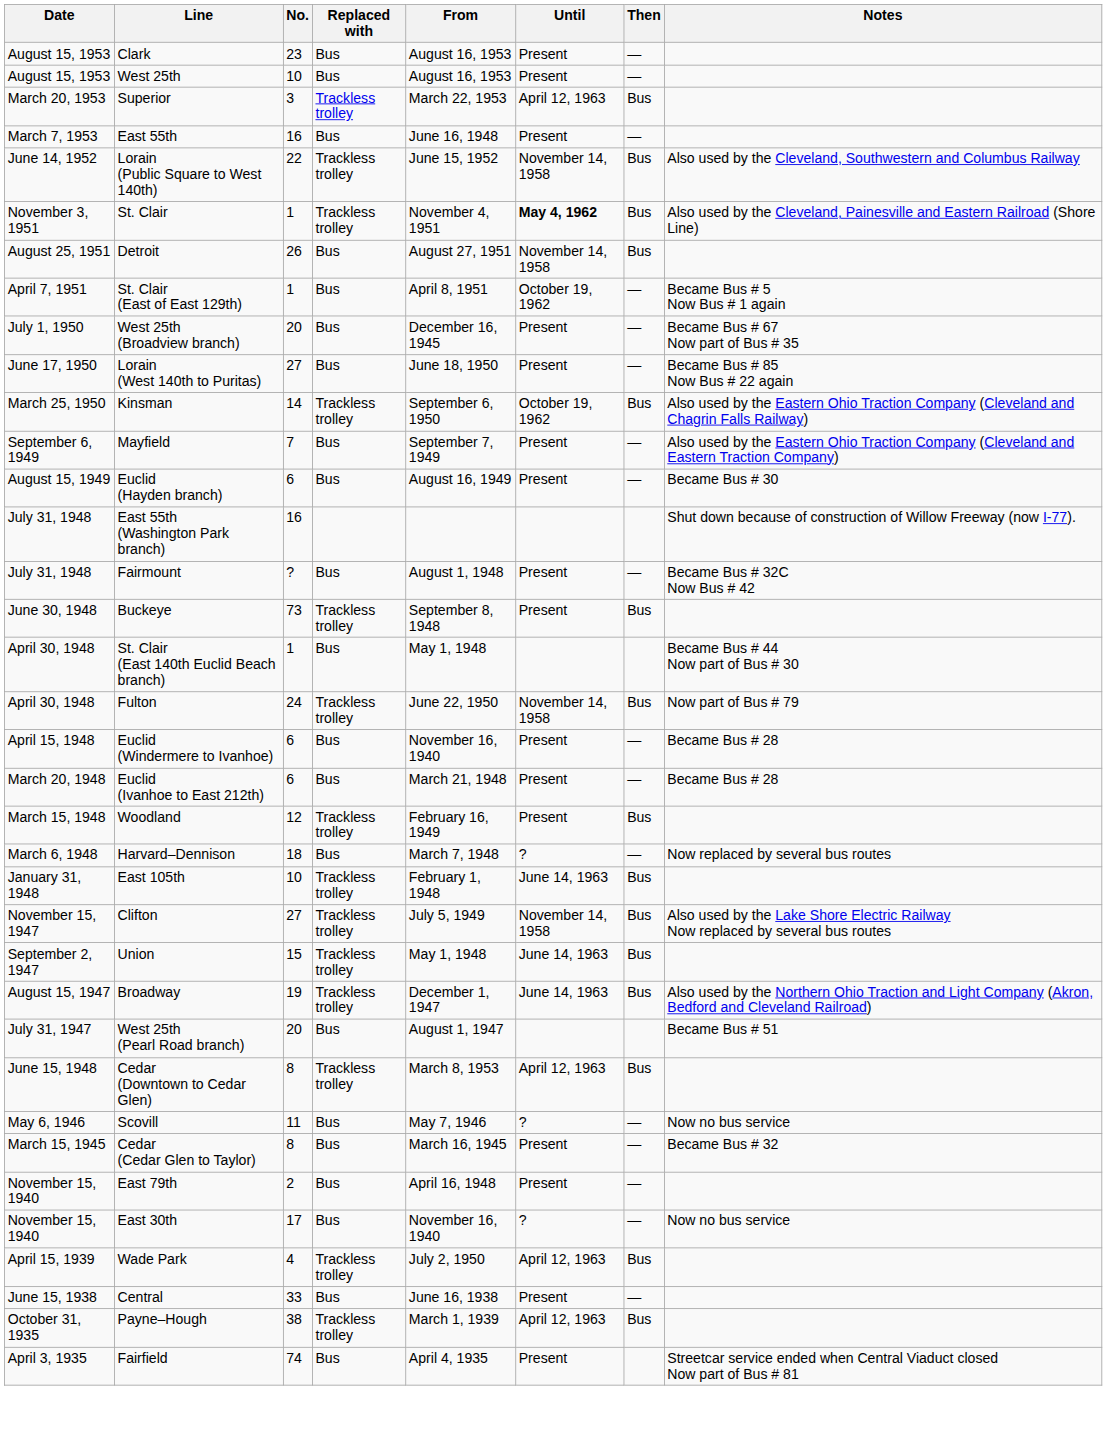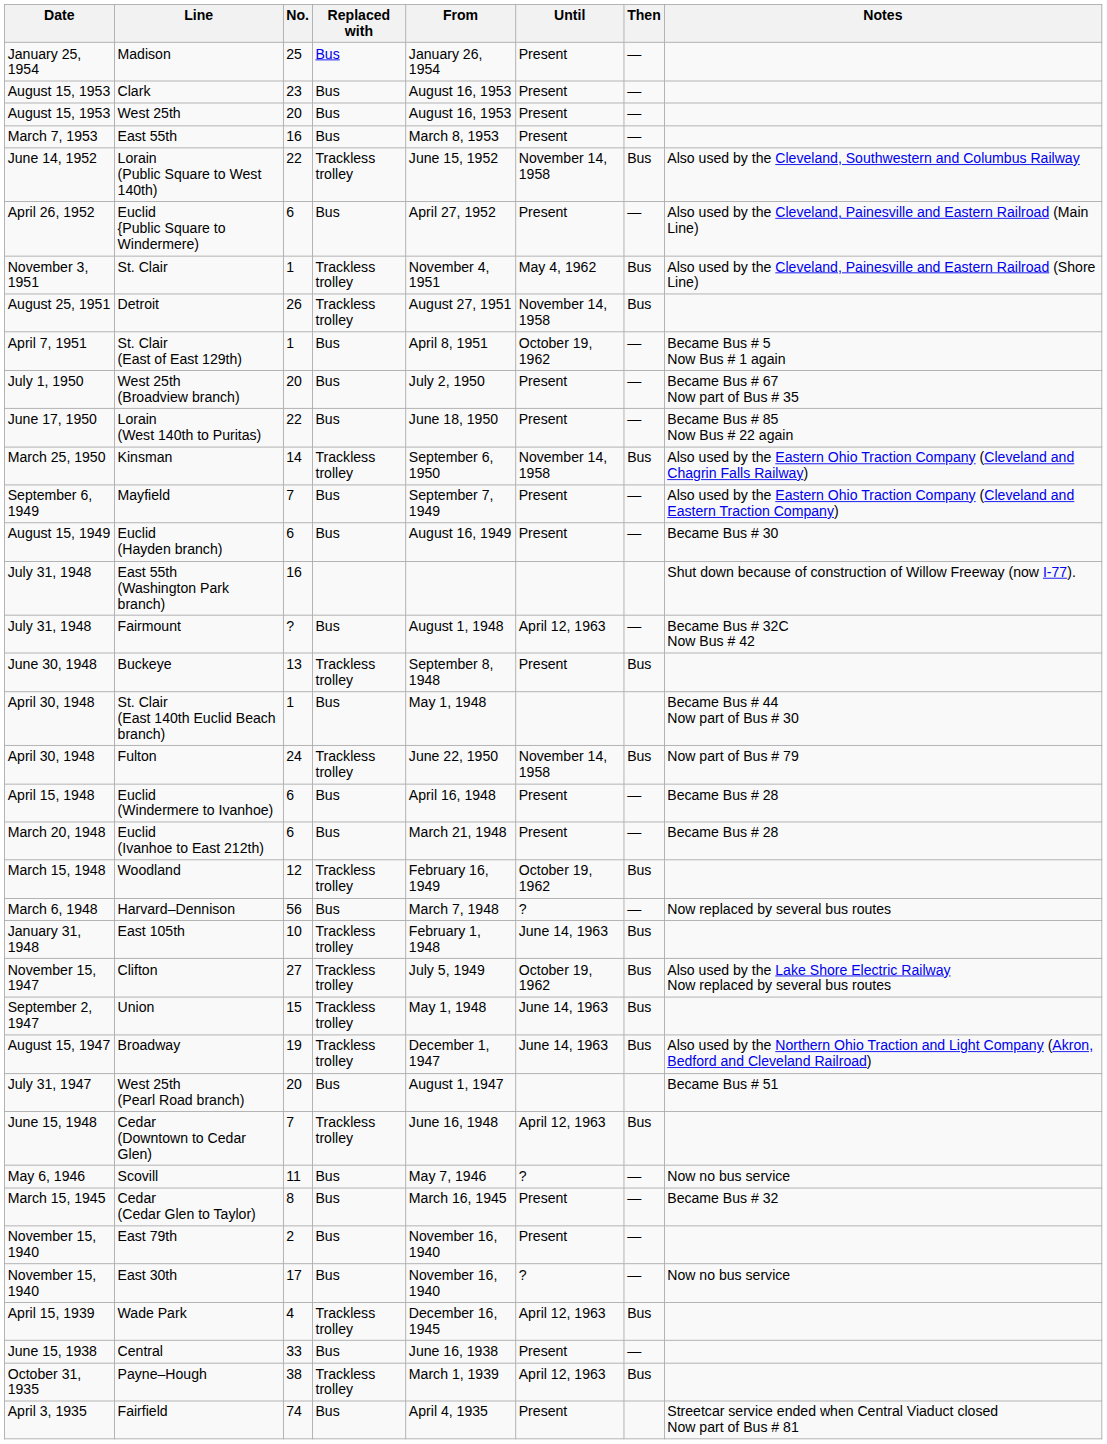+ row: (144, 53)
(294, 76) 10 -> (294, 114) 20
- row: (144, 98)
(453, 136) June 16, 1948 -> (454, 136) March 8, 1953
+ row: (172, 228)
(558, 213) bold -> (557, 267) normal
(328, 251) Bus -> (345, 313) Trackless trolley
(453, 335) December 16, 1945 -> (447, 381) July 2, 1950
(294, 365) 27 -> (294, 419) 22
(556, 411) October 19, 1962 -> (563, 465) November 14, 1958
(543, 572) Present -> (562, 626) April 12, 1963
(294, 610) 73 -> (294, 664) 13
(453, 748) November 16, 1940 -> (452, 794) April 16, 1948
(543, 817) Present -> (556, 879) October 19, 1962
(294, 855) 18 -> (294, 909) 56
(563, 923) November 14, 1958 -> (556, 977) October 19, 1962
(290, 1068) 8 -> (290, 1122) 7
(454, 1068) March 8, 1953 -> (453, 1122) June 16, 1948
(452, 1183) April 16, 1948 -> (453, 1245) November 16, 1940
(447, 1259) July 2, 1950 -> (453, 1321) December 16, 1945
